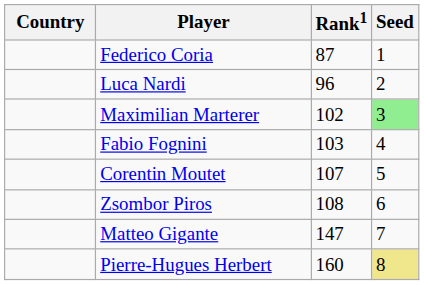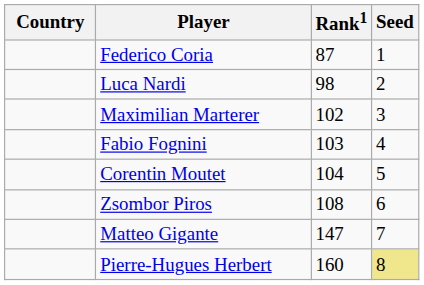(325, 84) 96 -> (325, 84) 98
(381, 114) lightgreen background -> (381, 114) no background
(330, 174) 107 -> (330, 174) 104
